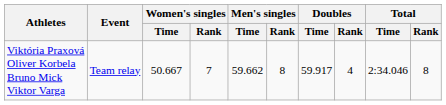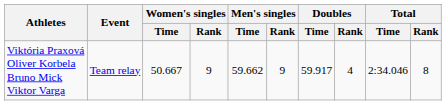(209, 70) 7 -> (209, 70) 9
(282, 70) 8 -> (282, 70) 9
